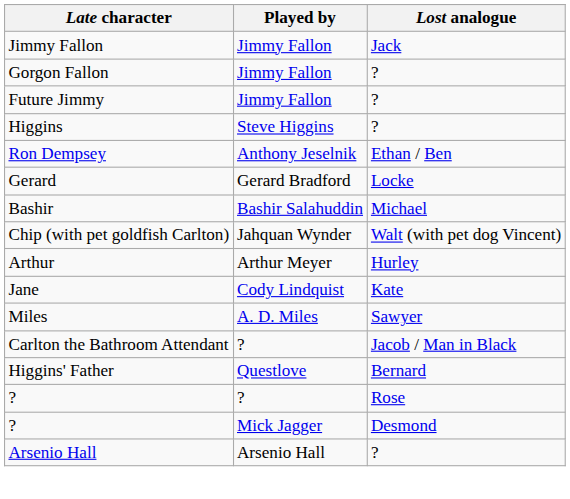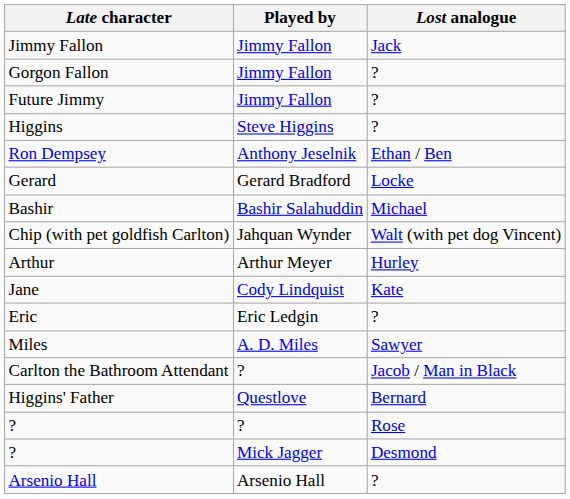+ row: (23, 316)
